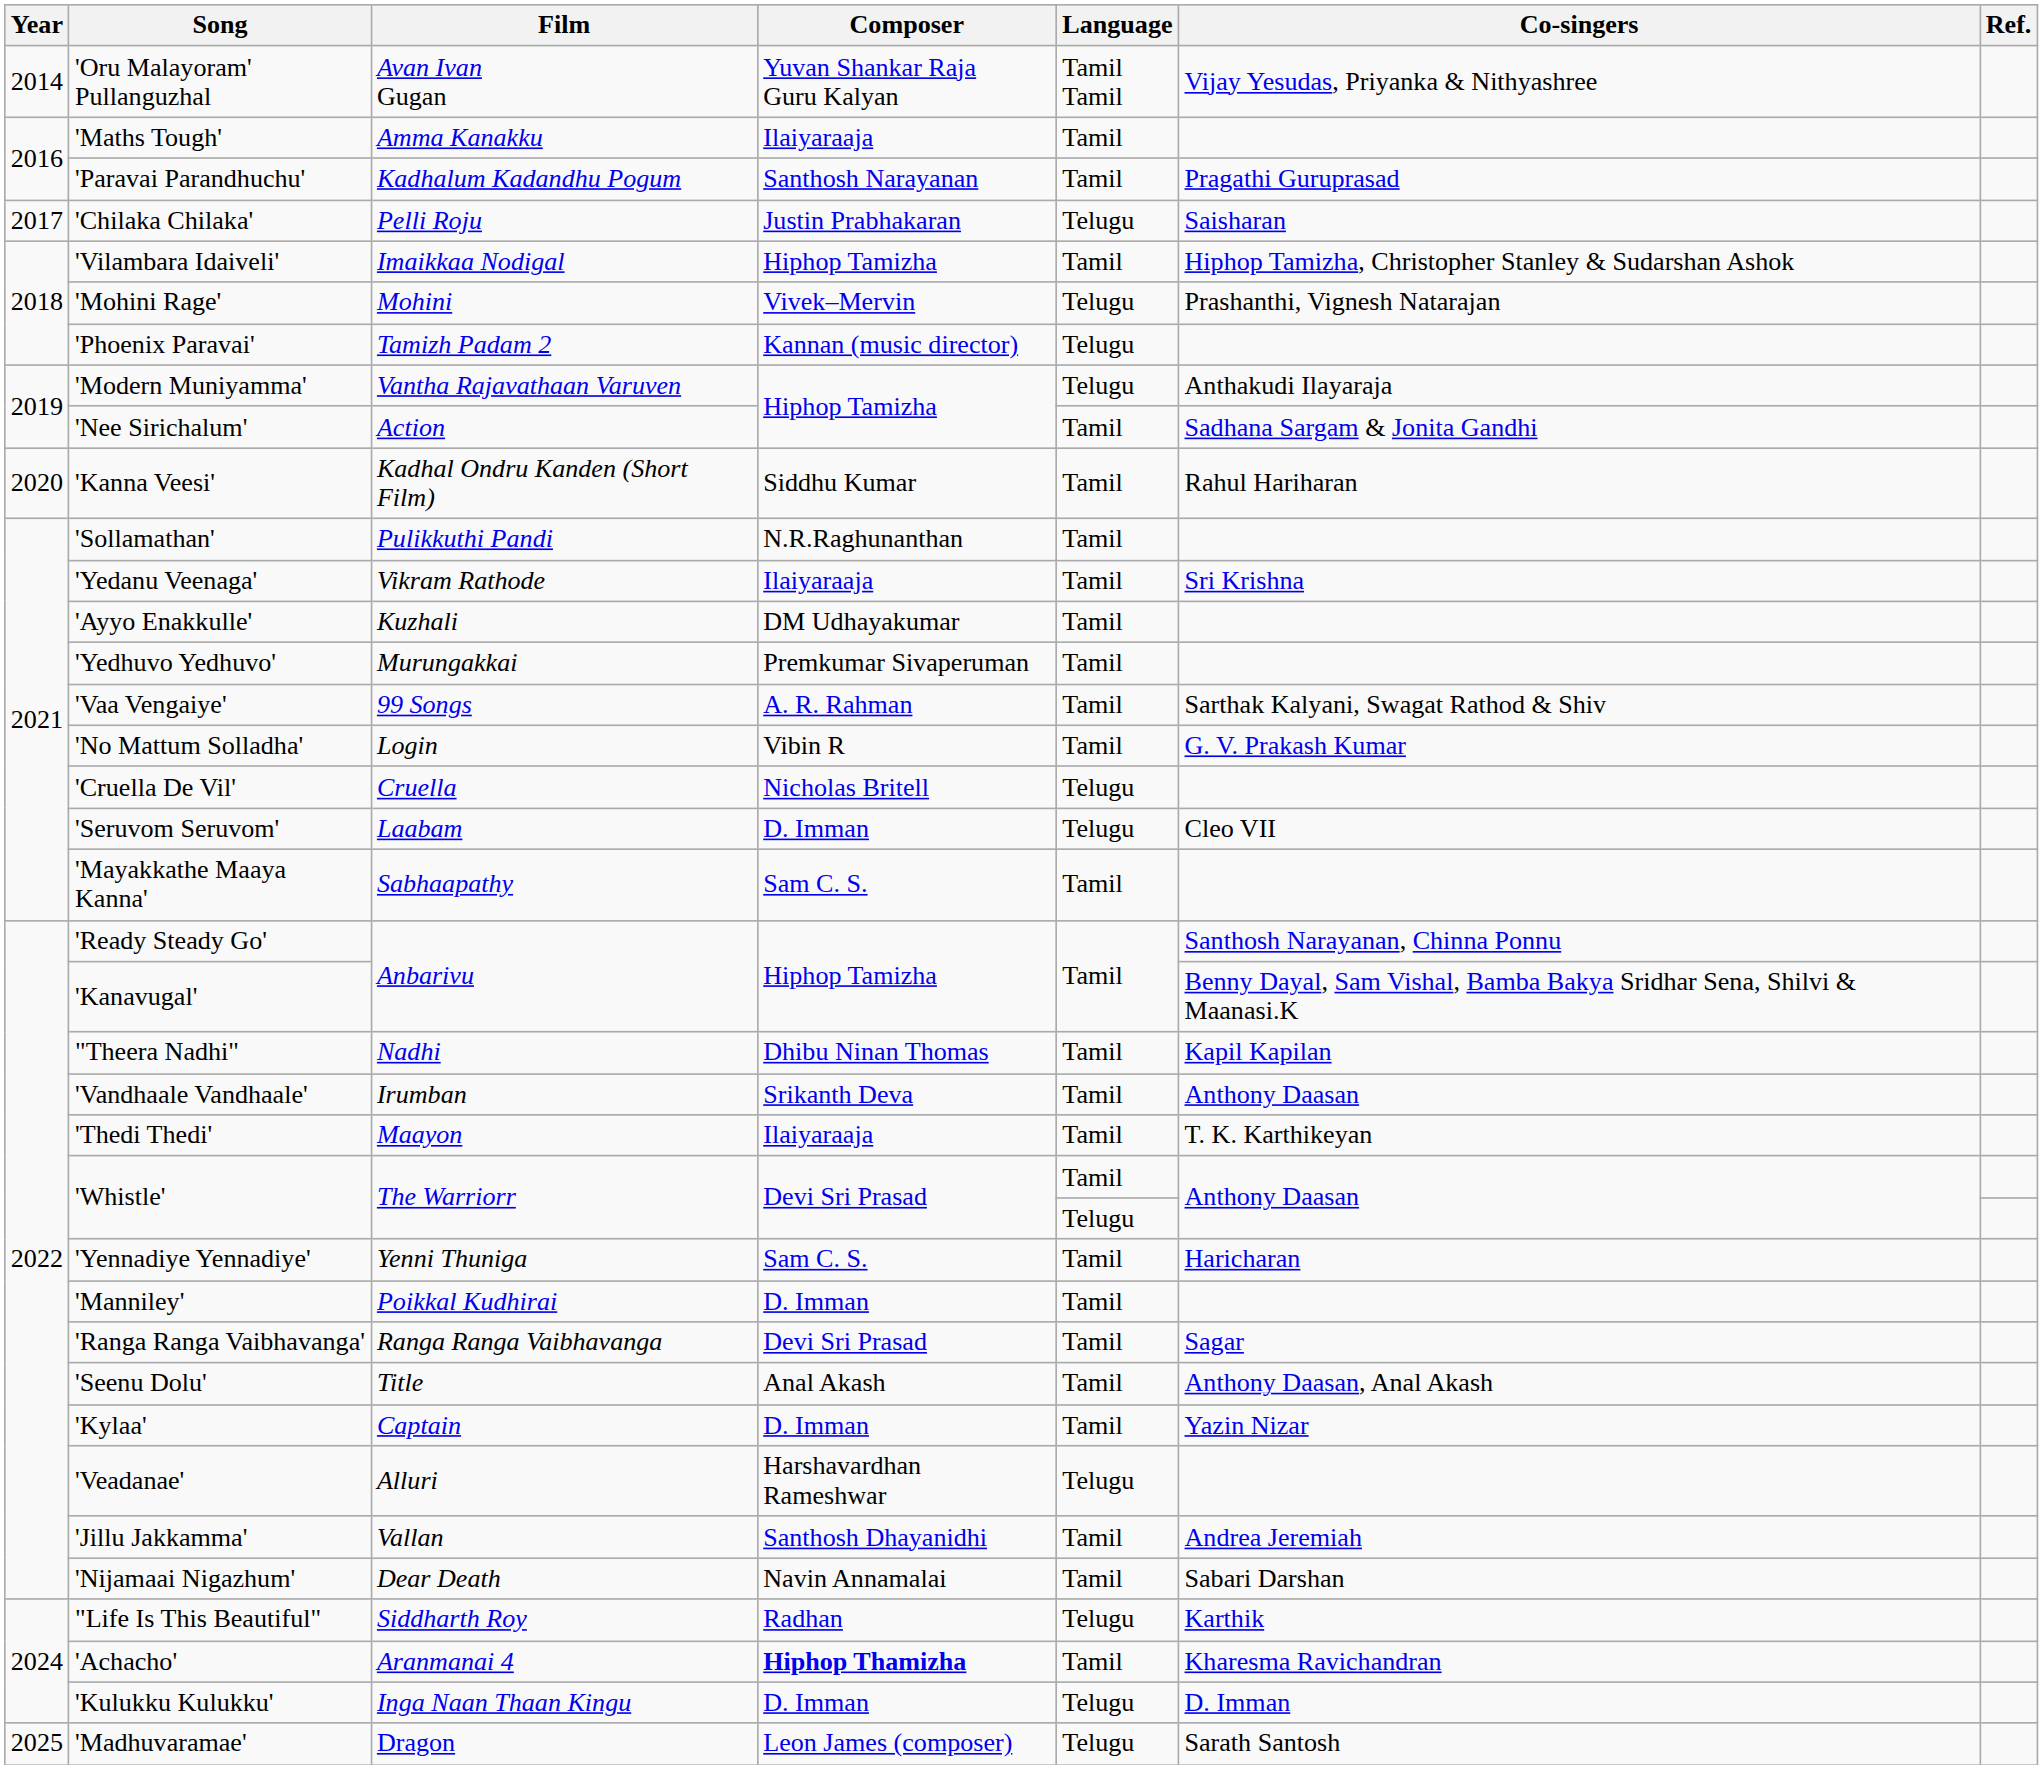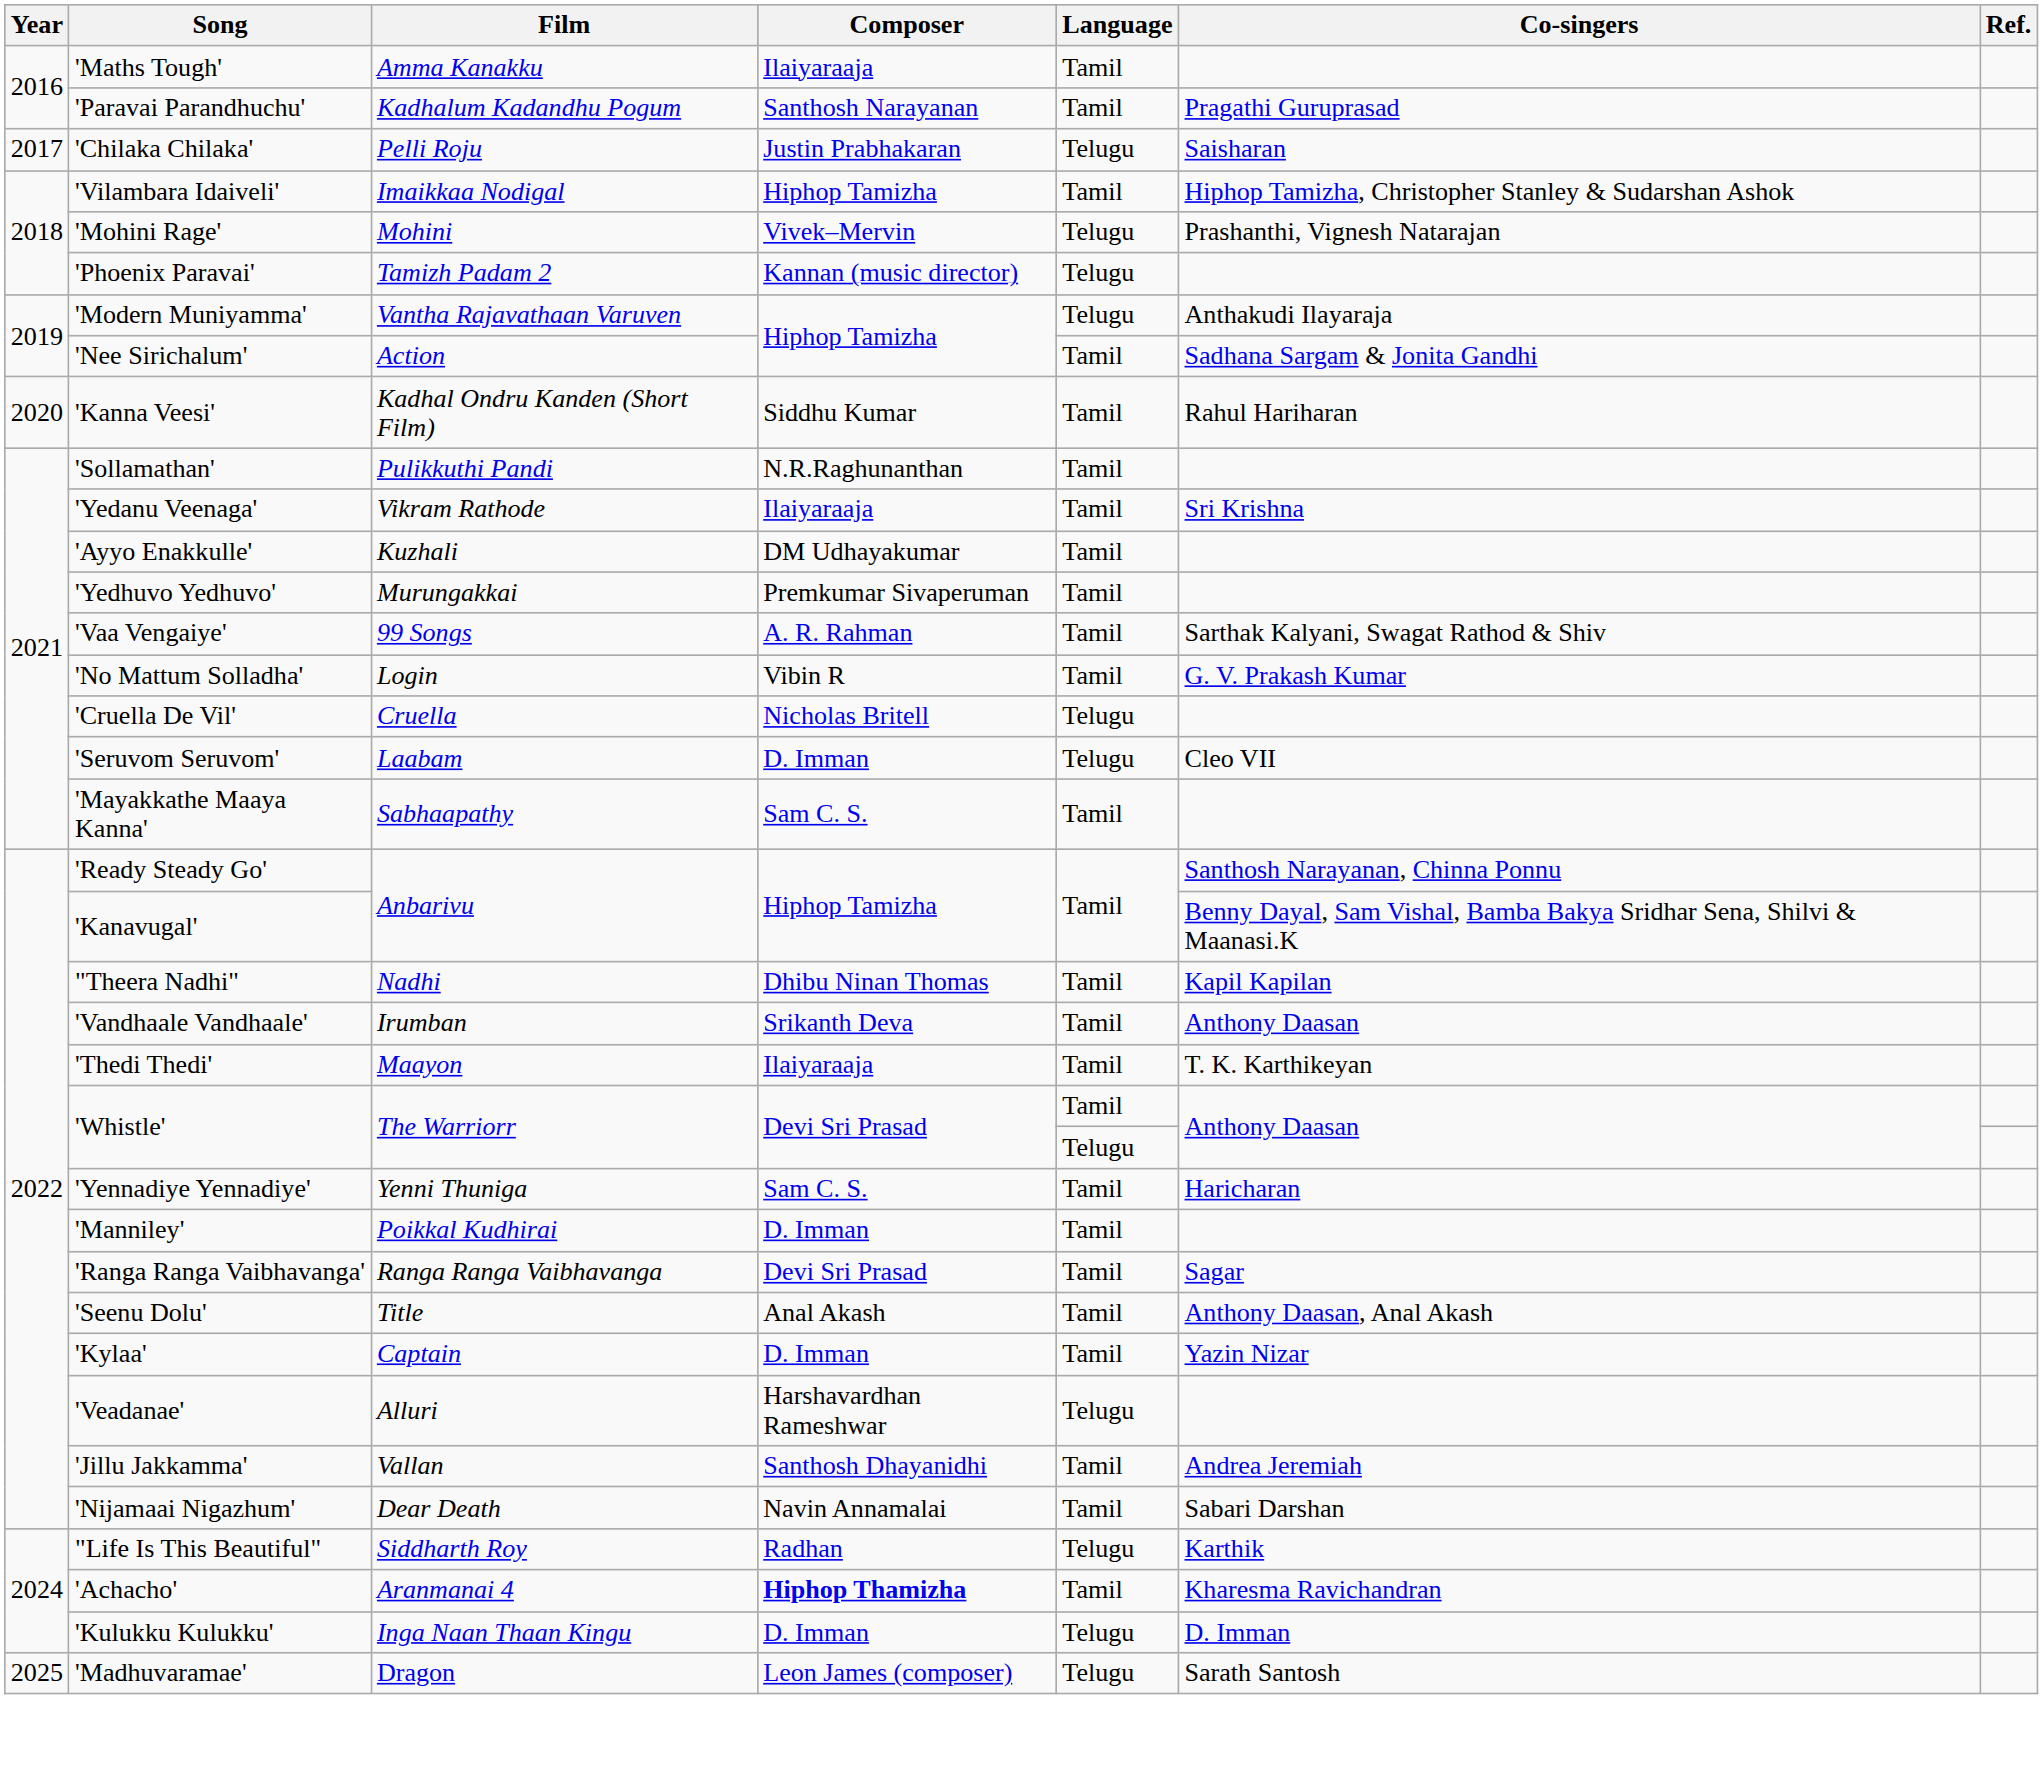- row: (163, 81)
